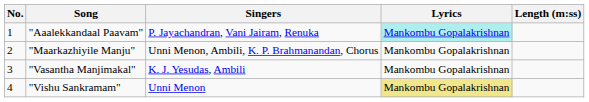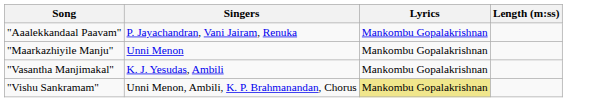- column: (15, 13)
(447, 32) paleturquoise background -> (425, 32) no background
(263, 51) Unni Menon, Ambili, K. P. Brahmanandan, Chorus -> (155, 51) Unni Menon
(177, 88) Unni Menon -> (242, 88) Unni Menon, Ambili, K. P. Brahmanandan, Chorus
